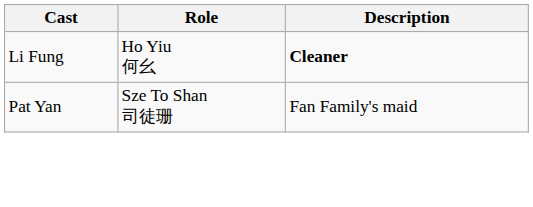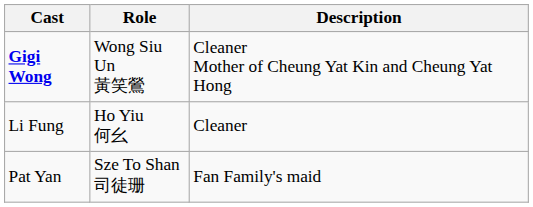+ row: (30, 66)
(319, 56) bold -> (220, 126) normal
